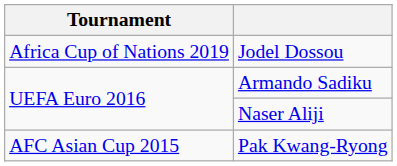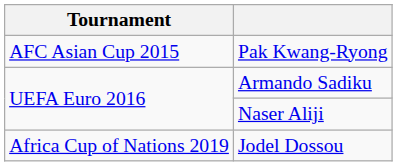rows swapped: (313, 144) <-> (291, 51)
